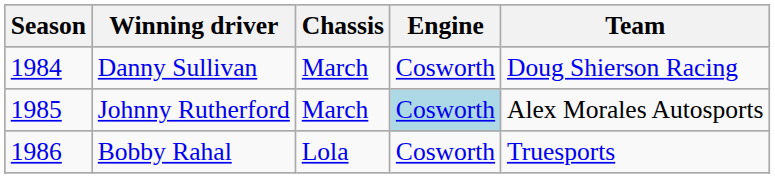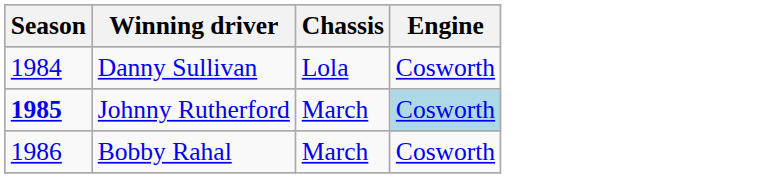- column: (635, 25)
(335, 67) March -> (325, 67) Lola
(36, 109) normal -> (36, 109) bold
(325, 152) Lola -> (335, 152) March
